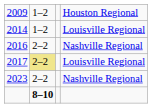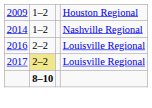(104, 29) Louisville Regional -> (103, 29) Nashville Regional
(103, 45) Nashville Regional -> (104, 45) Louisville Regional
- row: (17, 78)
